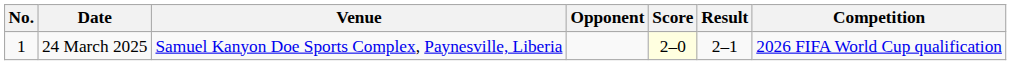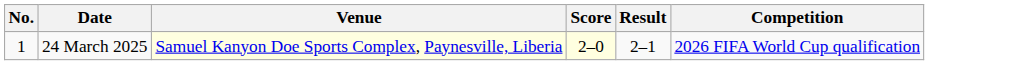- column: (607, 18)
(359, 45) no background -> (359, 45) lightyellow background
